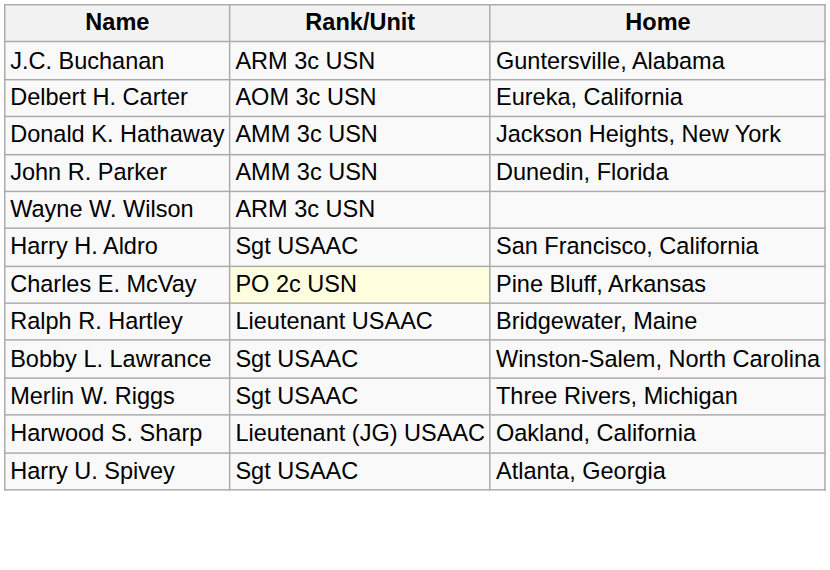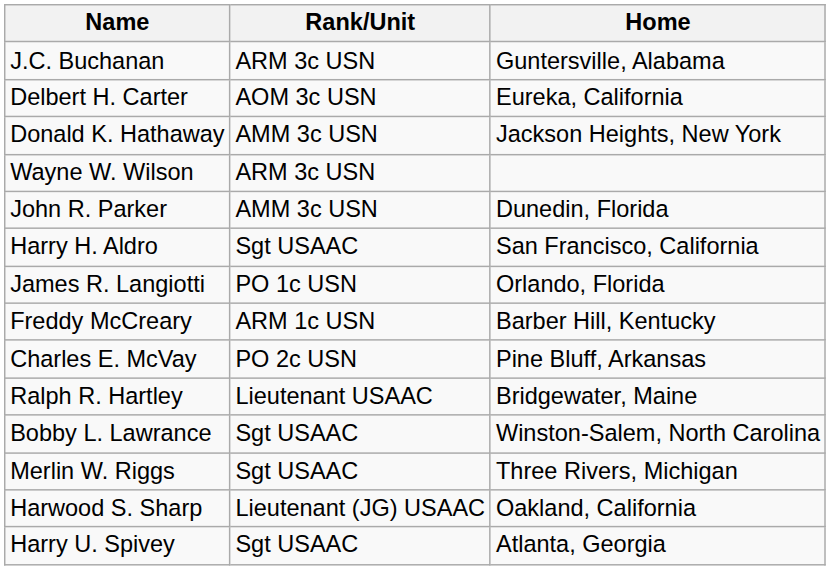rows swapped: (89, 172) <-> (102, 209)
+ row: (108, 284)
+ row: (101, 321)
(296, 284) lightyellow background -> (296, 358) no background
